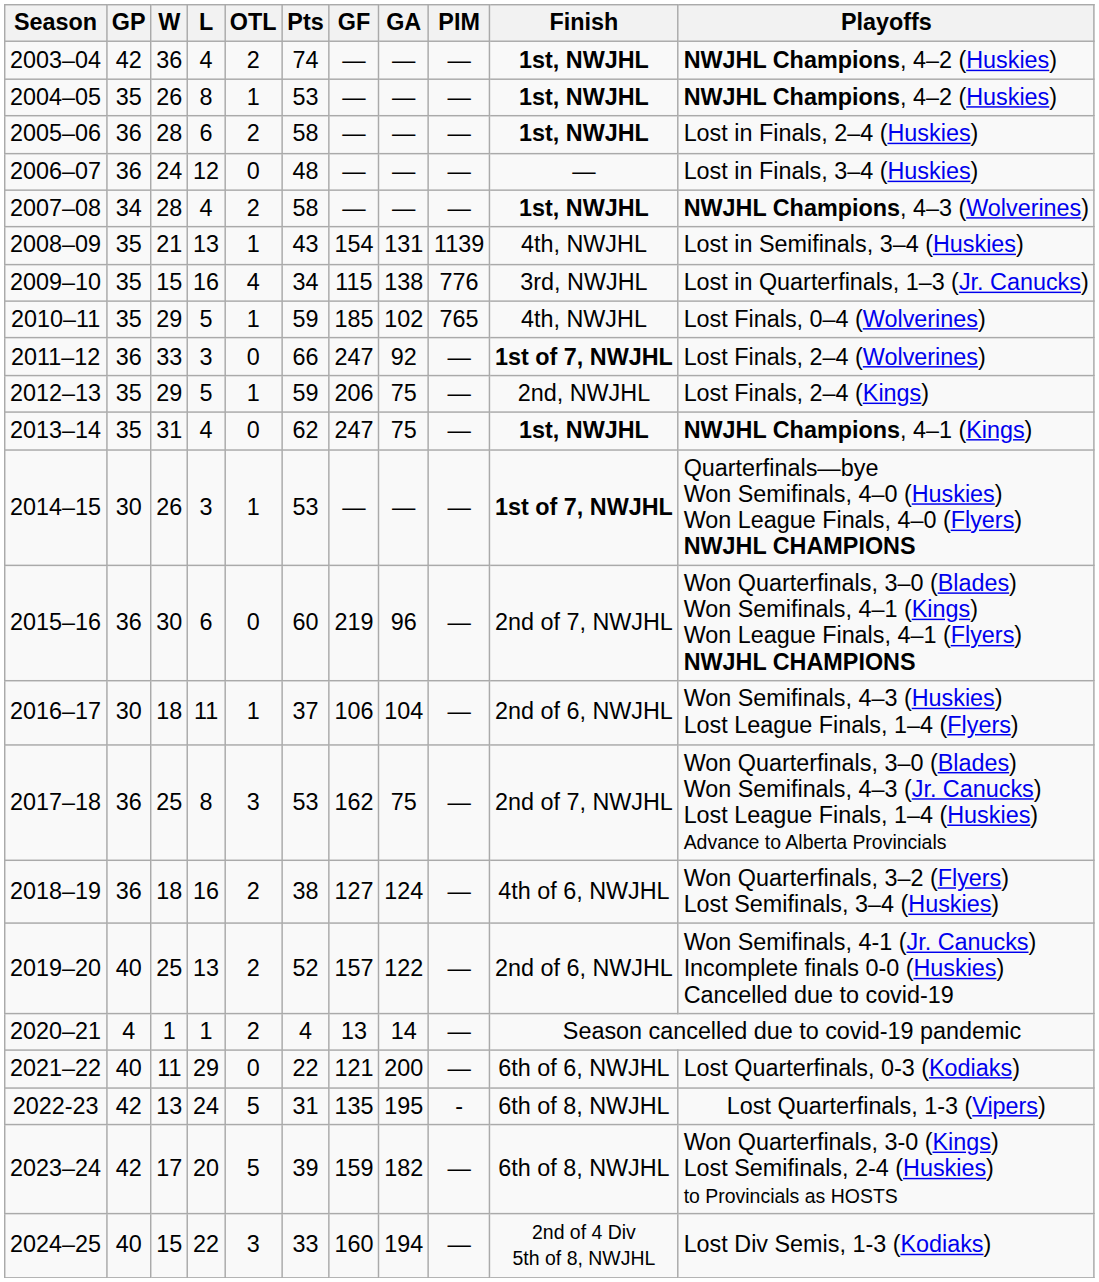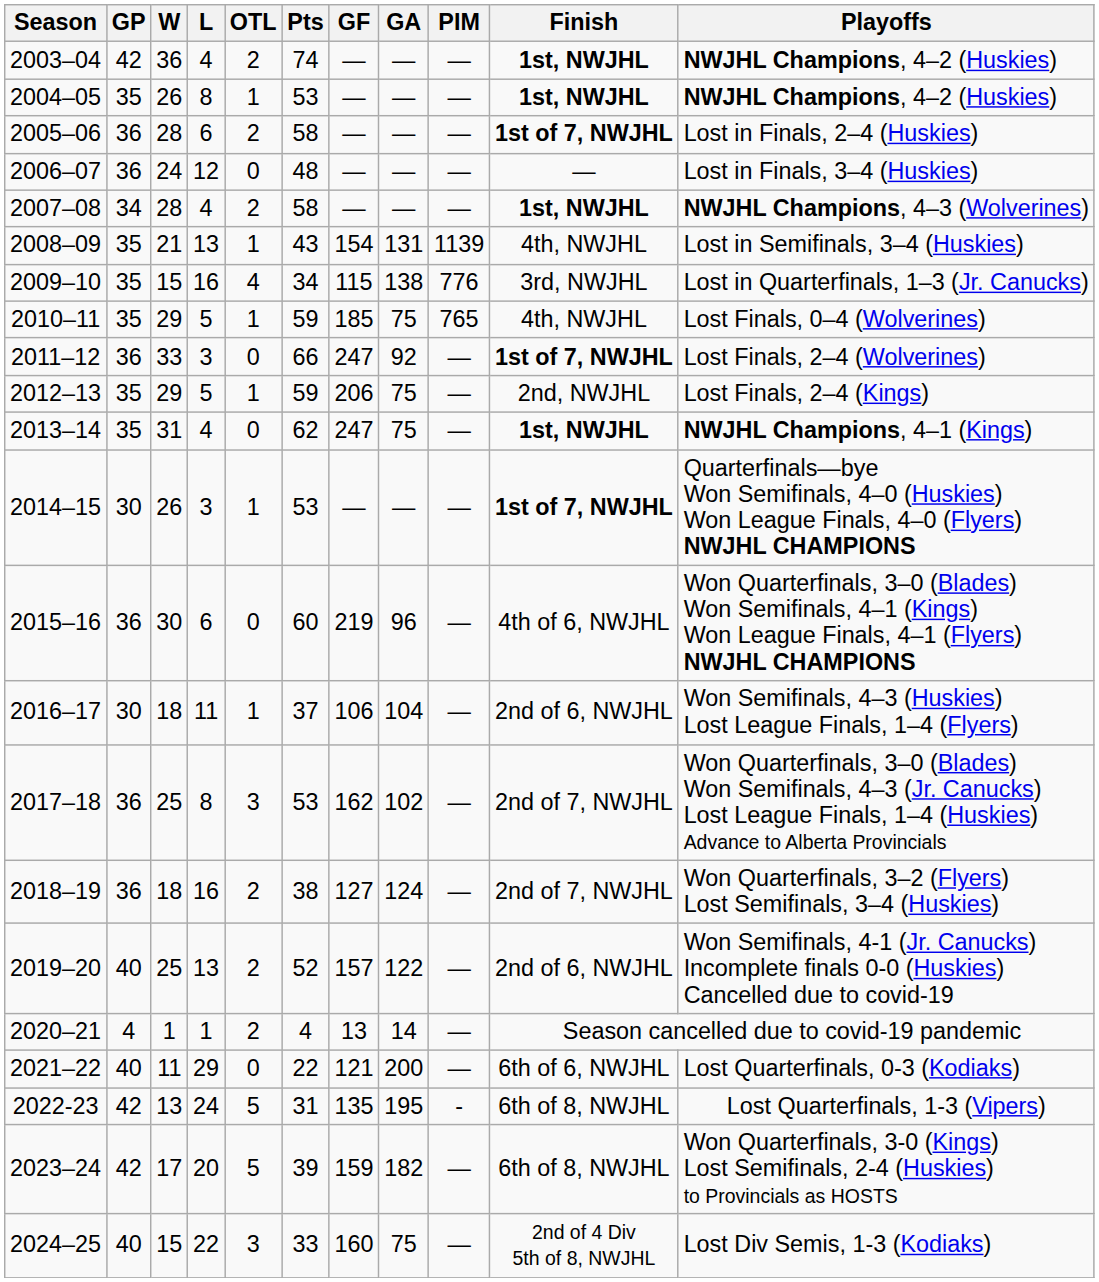(584, 134) 1st, NWJHL -> (584, 134) 1st of 7, NWJHL
(404, 319) 102 -> (404, 319) 75
(584, 622) 2nd of 7, NWJHL -> (584, 622) 4th of 6, NWJHL
(404, 802) 75 -> (404, 802) 102
(584, 891) 4th of 6, NWJHL -> (584, 891) 2nd of 7, NWJHL
(404, 1245) 194 -> (404, 1245) 75
